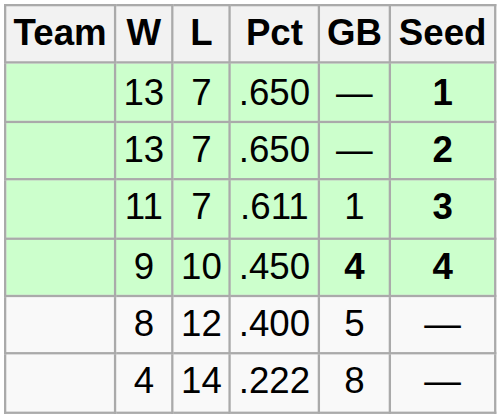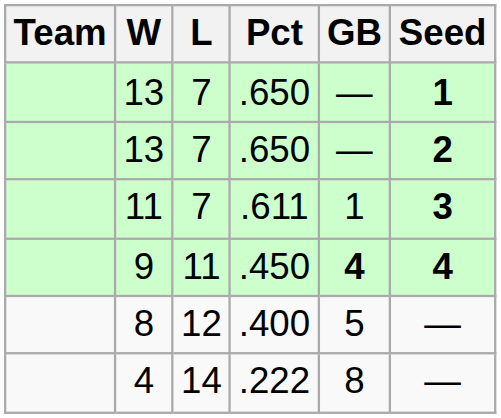(201, 265) 10 -> (201, 265) 11
